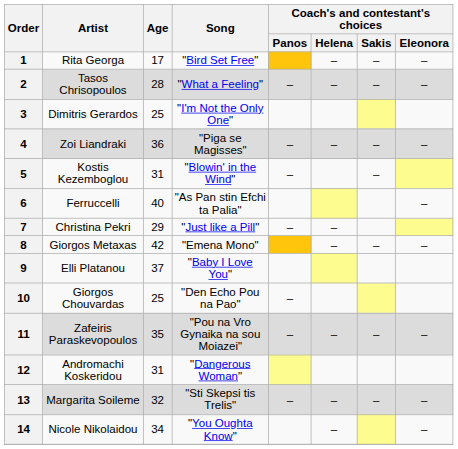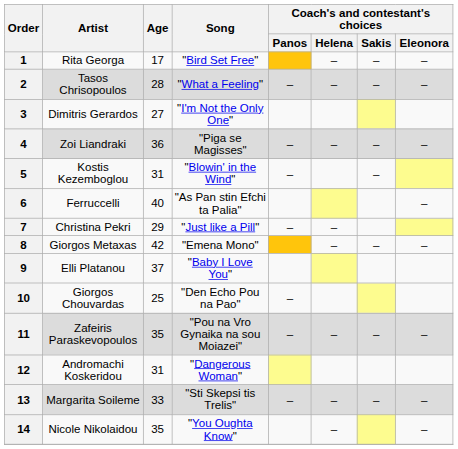(158, 114) 25 -> (158, 114) 27
(158, 400) 32 -> (158, 400) 33
(158, 429) 34 -> (158, 429) 35
